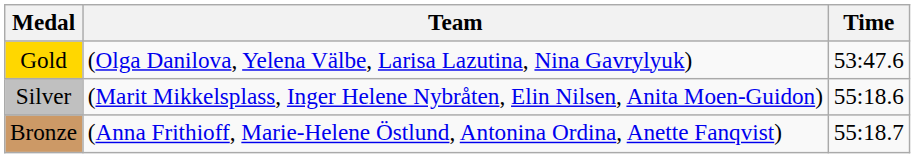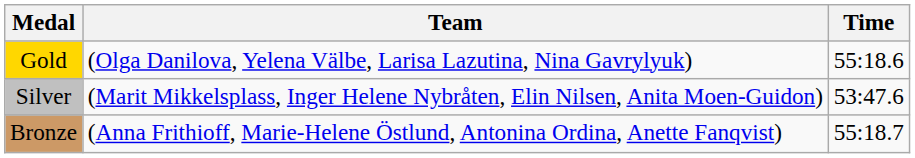(869, 59) 53:47.6 -> (869, 59) 55:18.6
(869, 96) 55:18.6 -> (869, 96) 53:47.6
